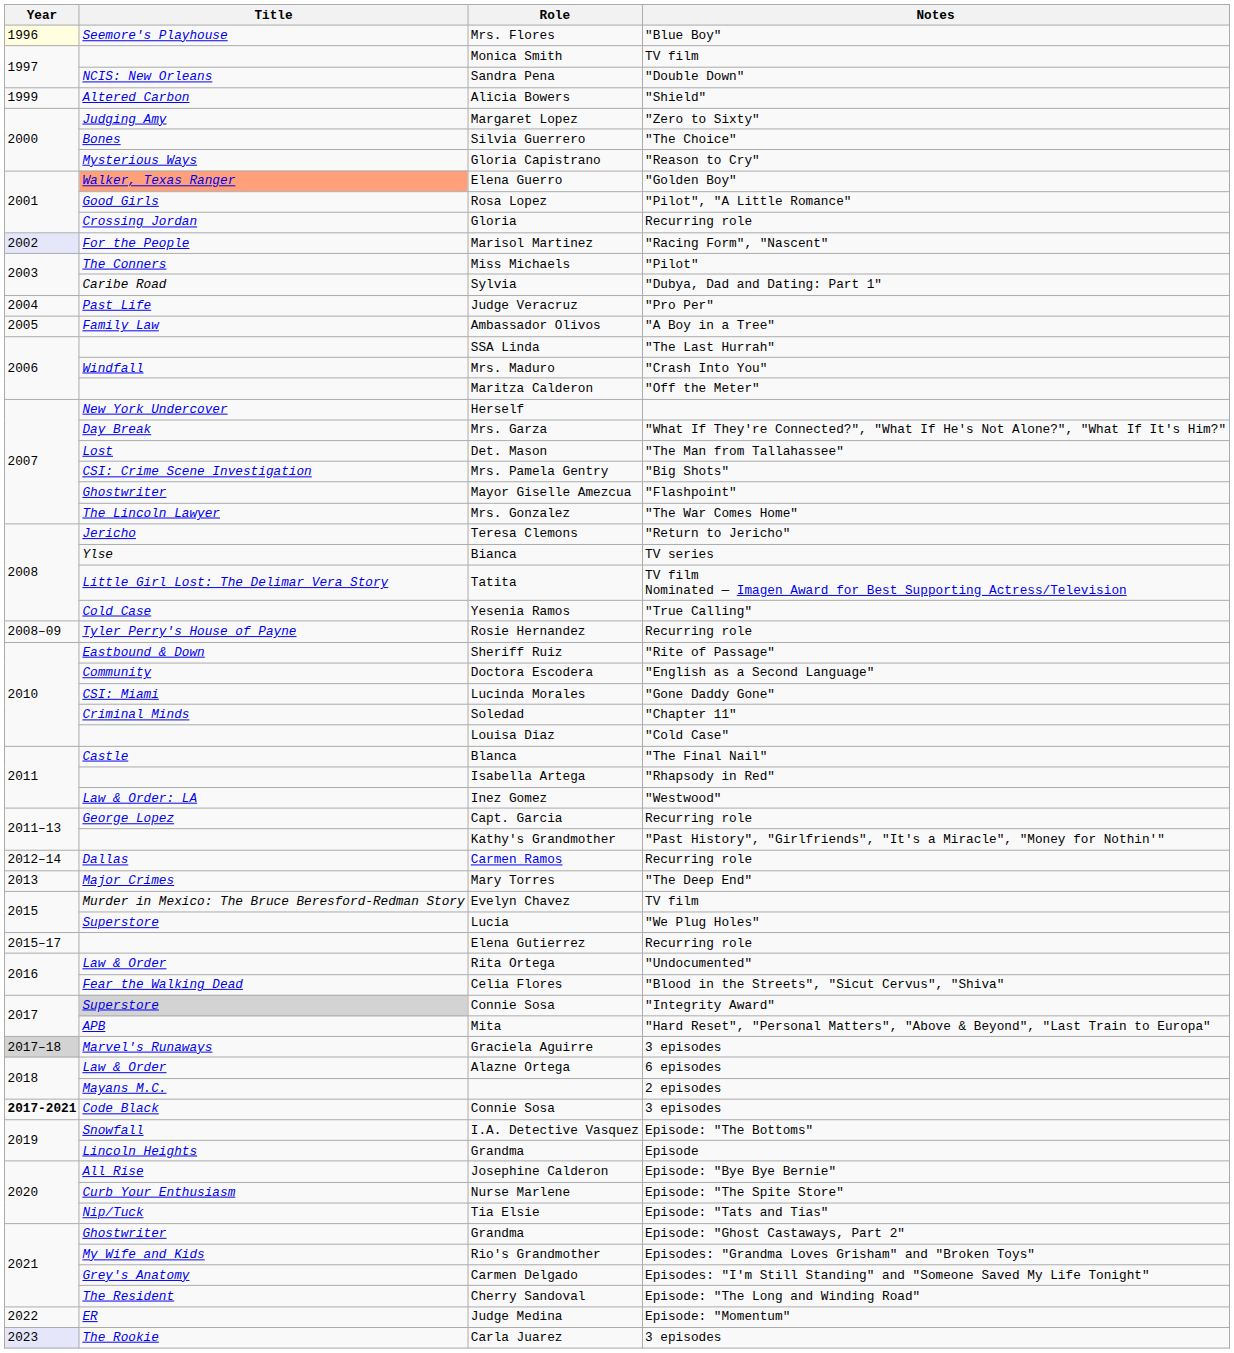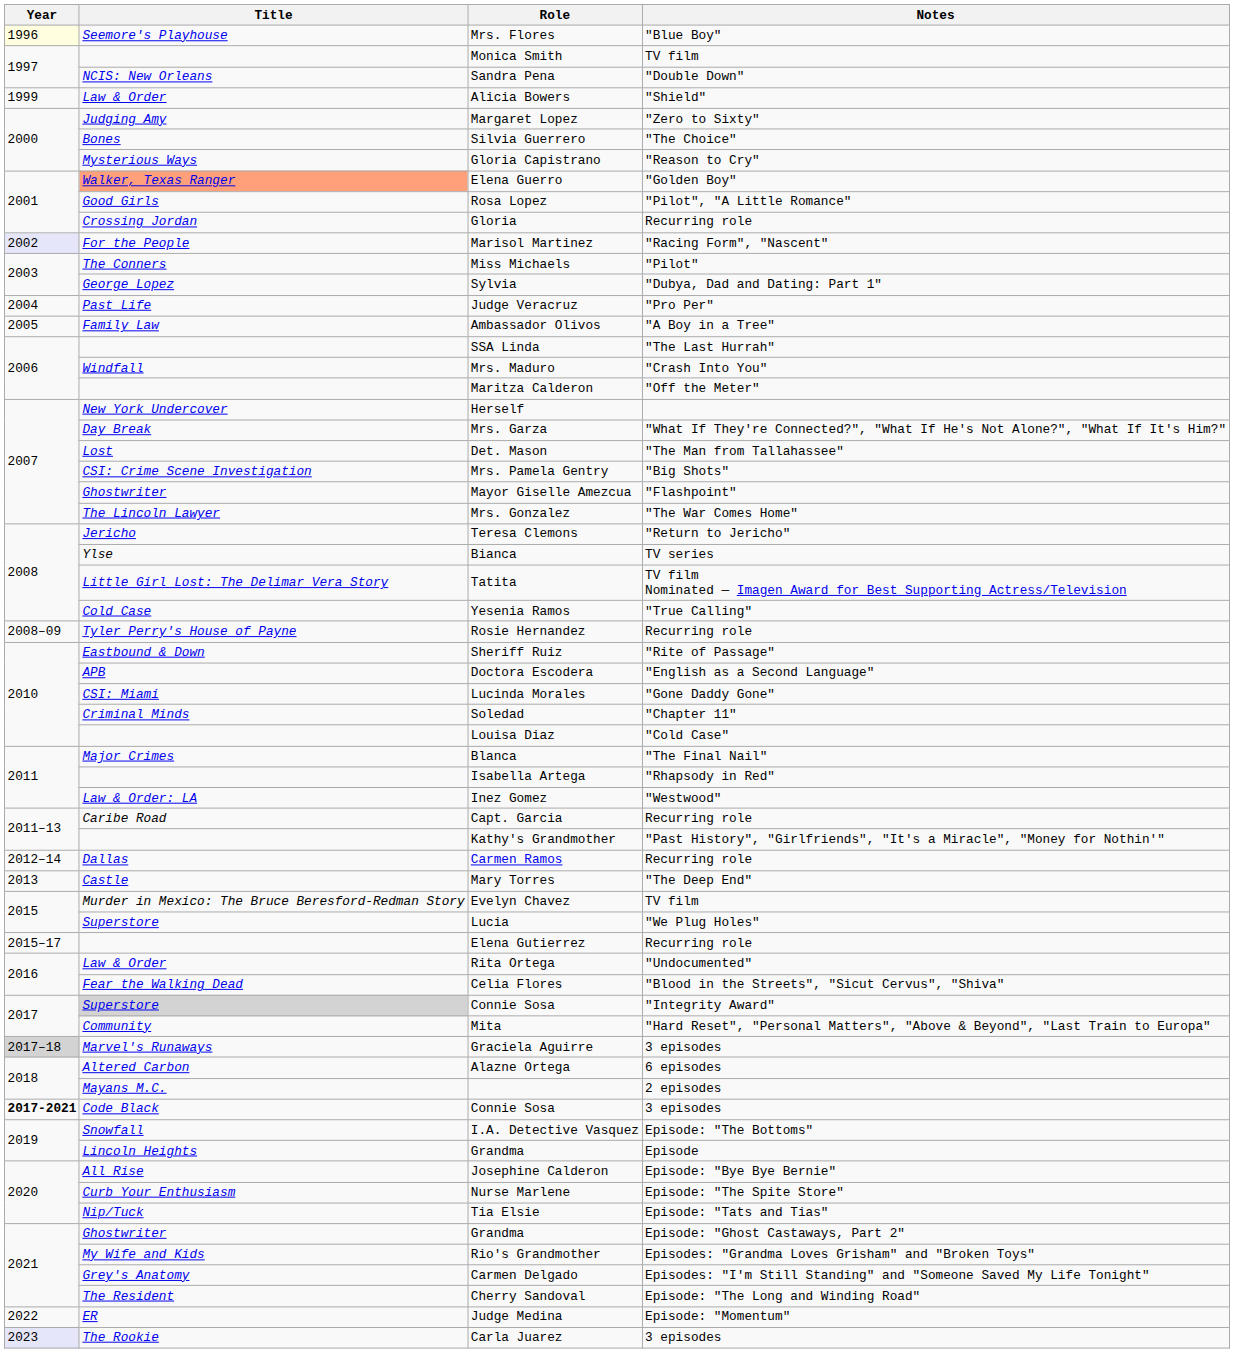(136, 98) Altered Carbon -> (124, 98) Law & Order
(124, 285) Caribe Road -> (128, 285) George Lopez
(117, 673) Community -> (94, 673) APB
(105, 756) Castle -> (128, 756) Major Crimes
(128, 819) George Lopez -> (124, 819) Caribe Road
(128, 881) Major Crimes -> (105, 881) Castle
(94, 1026) APB -> (117, 1026) Community
(124, 1068) Law & Order -> (136, 1068) Altered Carbon
